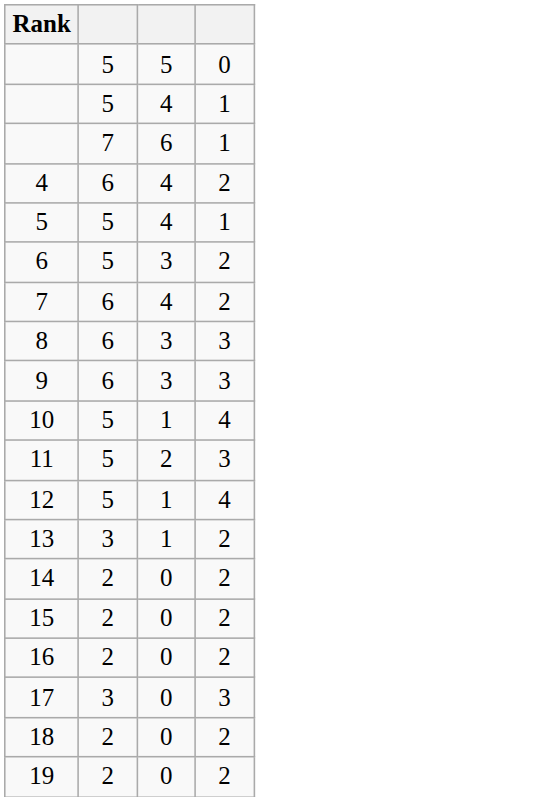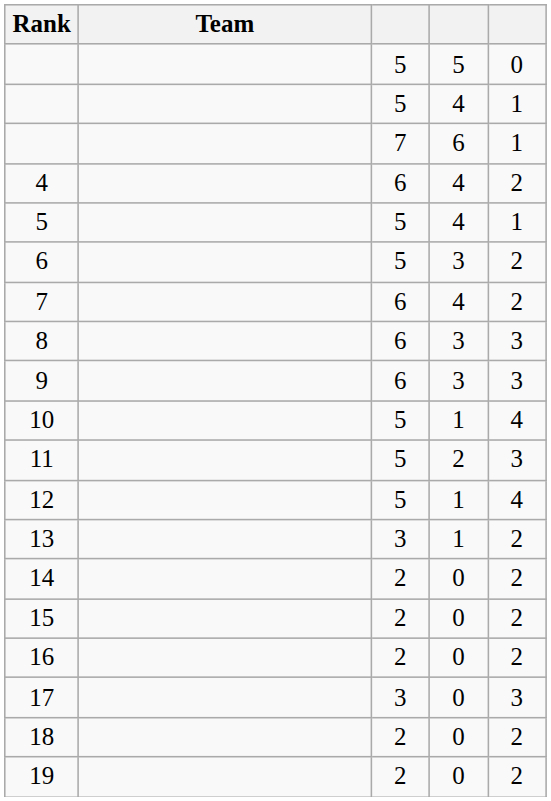+ column: (225, 24)
